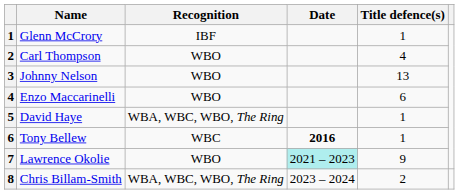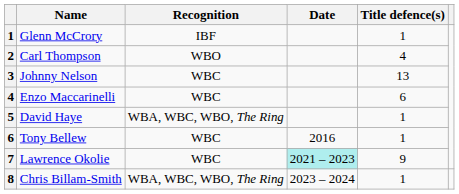(206, 76) WBO -> (206, 76) WBC
(206, 96) WBO -> (206, 96) WBC
(322, 138) bold -> (322, 138) normal
(206, 158) WBO -> (206, 158) WBC
(403, 179) 2 -> (403, 179) 1
